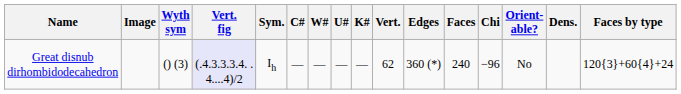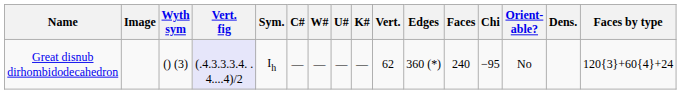(490, 64) −96 -> (490, 64) −95
